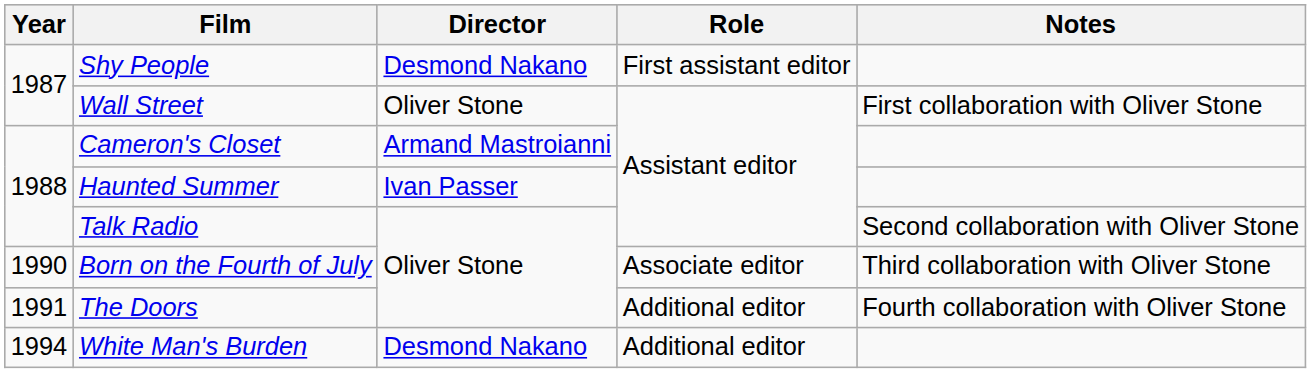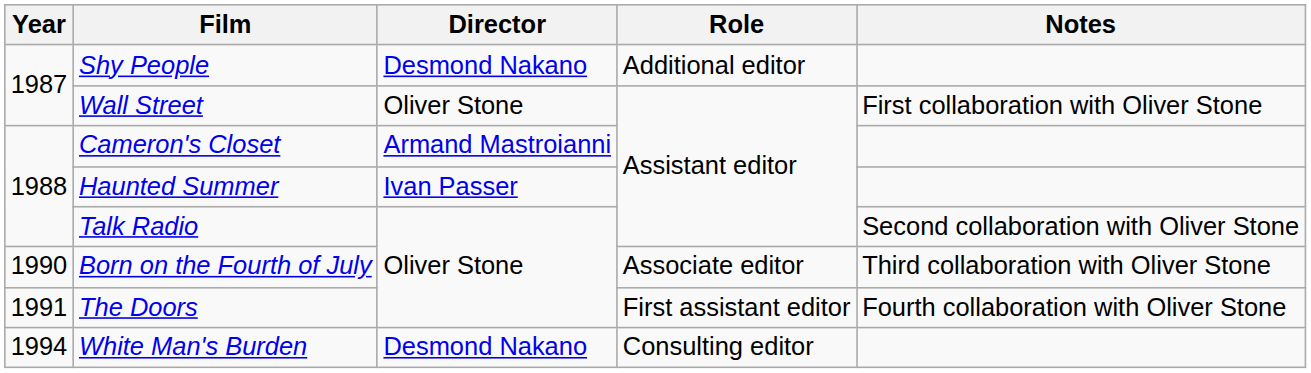(737, 65) First assistant editor -> (714, 65) Additional editor
(714, 307) Additional editor -> (737, 307) First assistant editor
(714, 347) Additional editor -> (718, 347) Consulting editor
